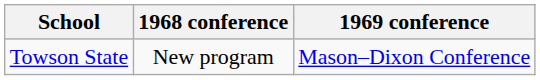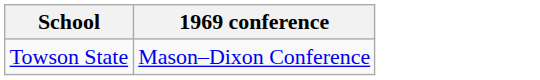- column: (213, 21)
